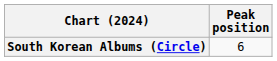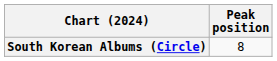(241, 47) 6 -> (241, 47) 8
